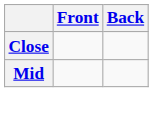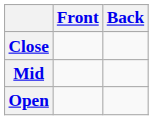+ row: (29, 100)
